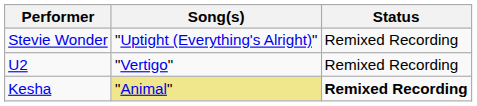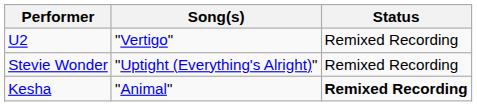rows swapped: (18, 64) <-> (58, 40)
(144, 88) khaki background -> (144, 88) no background
